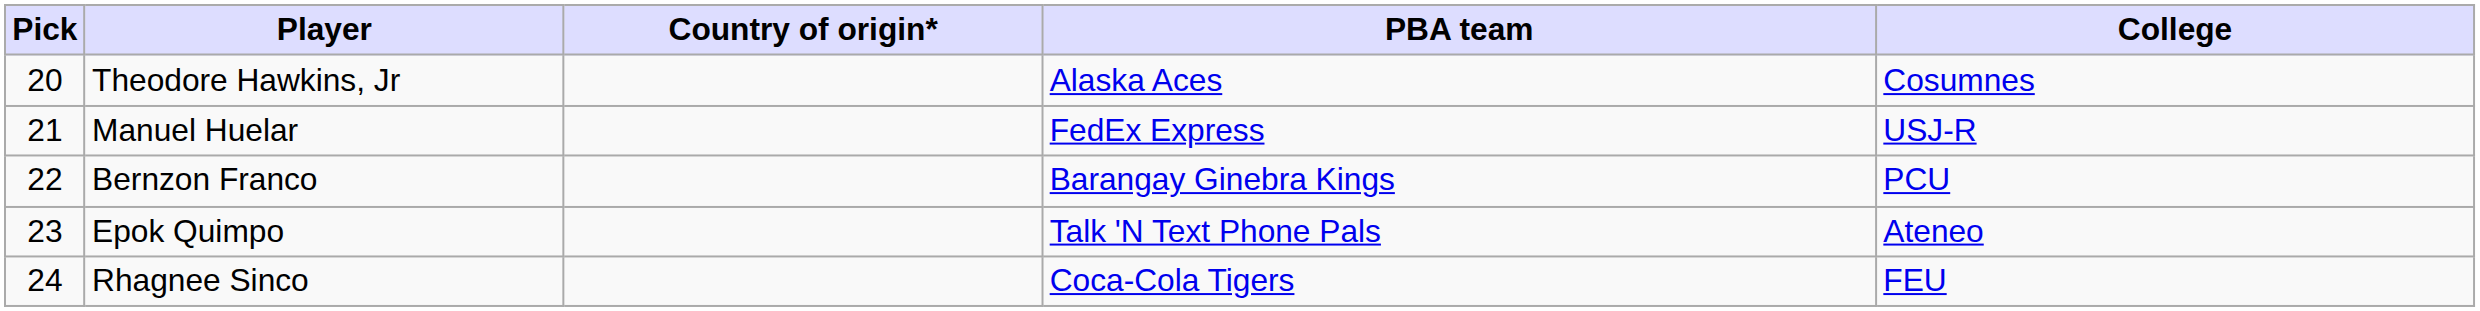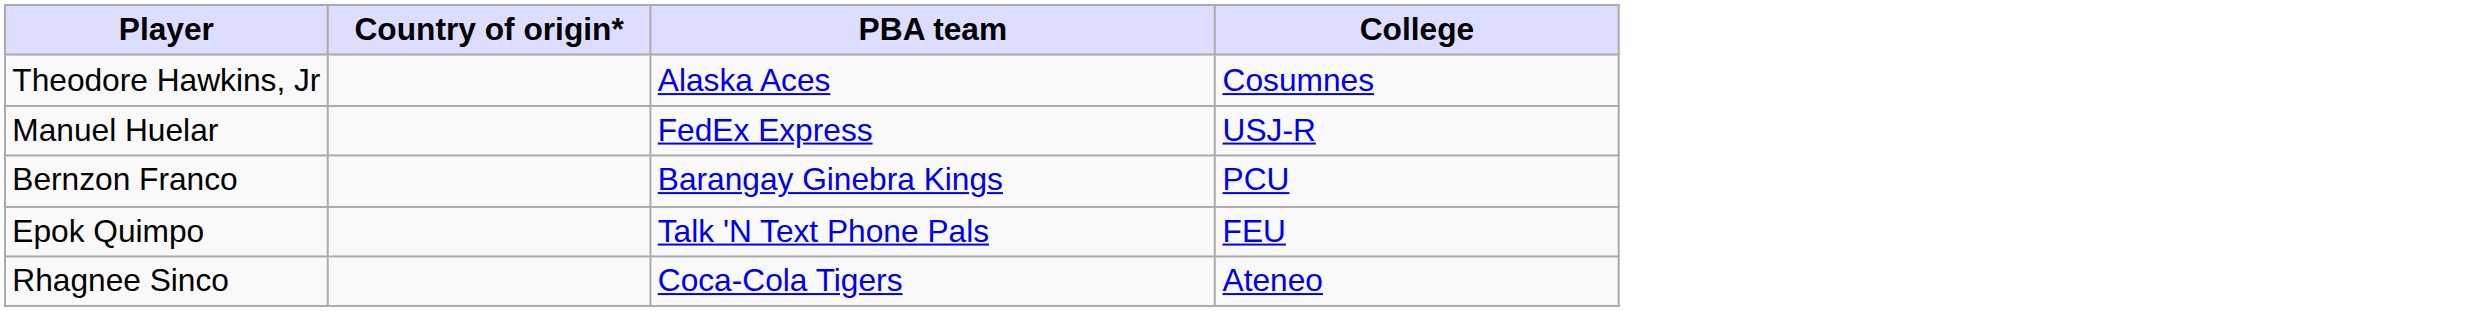- column: (45, 29)
(1934, 230) Ateneo -> (1254, 230) FEU
(1915, 280) FEU -> (1273, 280) Ateneo
